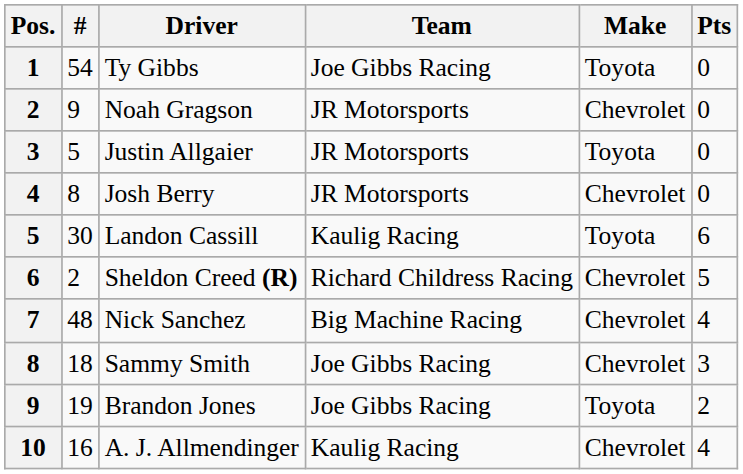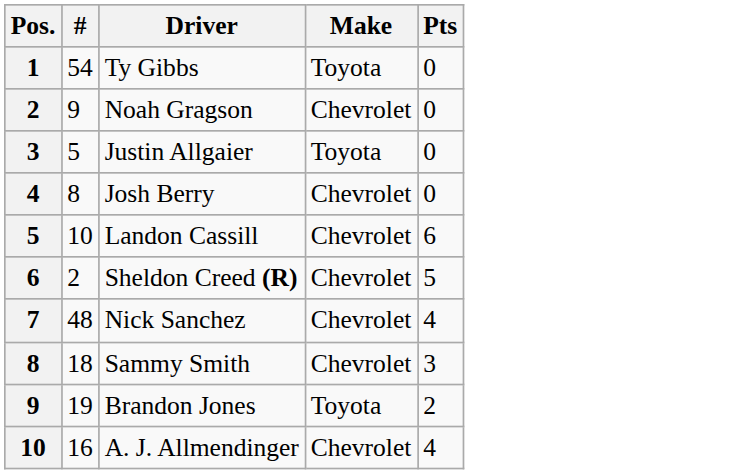- column: (442, 25)
(80, 236) 30 -> (80, 236) 10
(620, 236) Toyota -> (361, 236) Chevrolet
